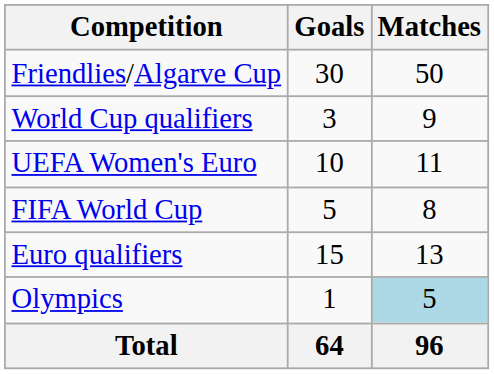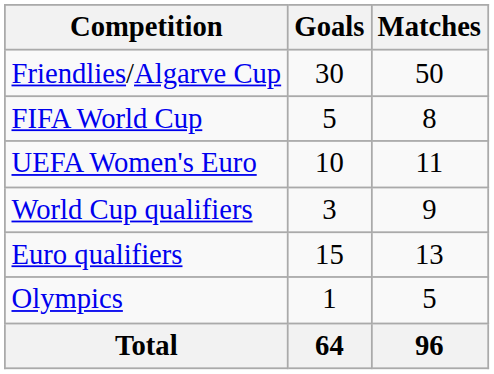rows swapped: (107, 208) <-> (132, 118)
(429, 299) lightblue background -> (429, 299) no background
